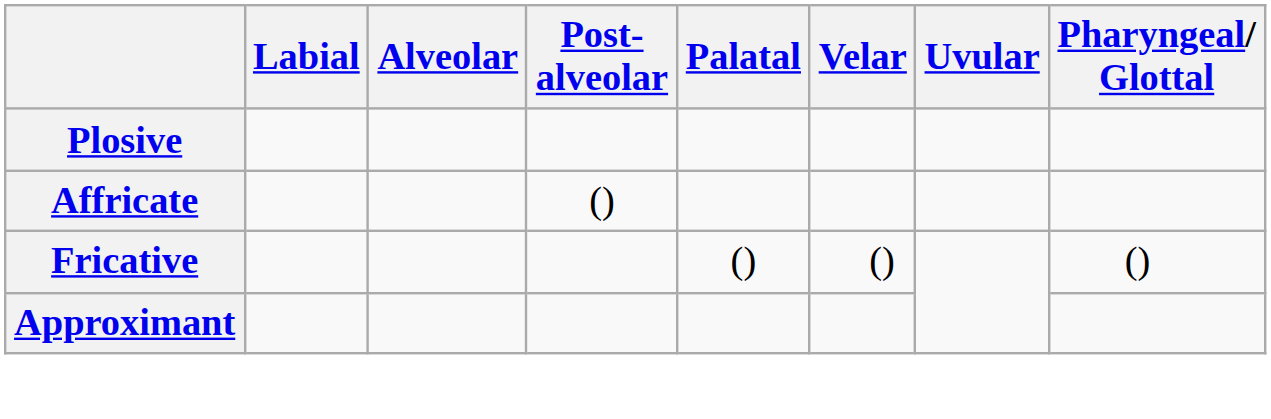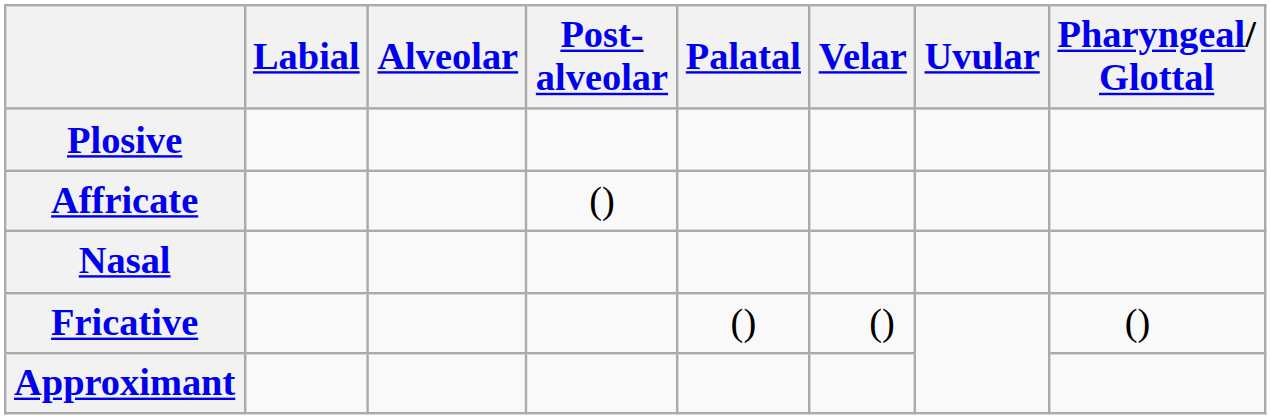+ row: (125, 260)
